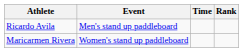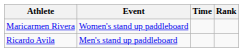rows swapped: (31, 26) <-> (41, 41)
